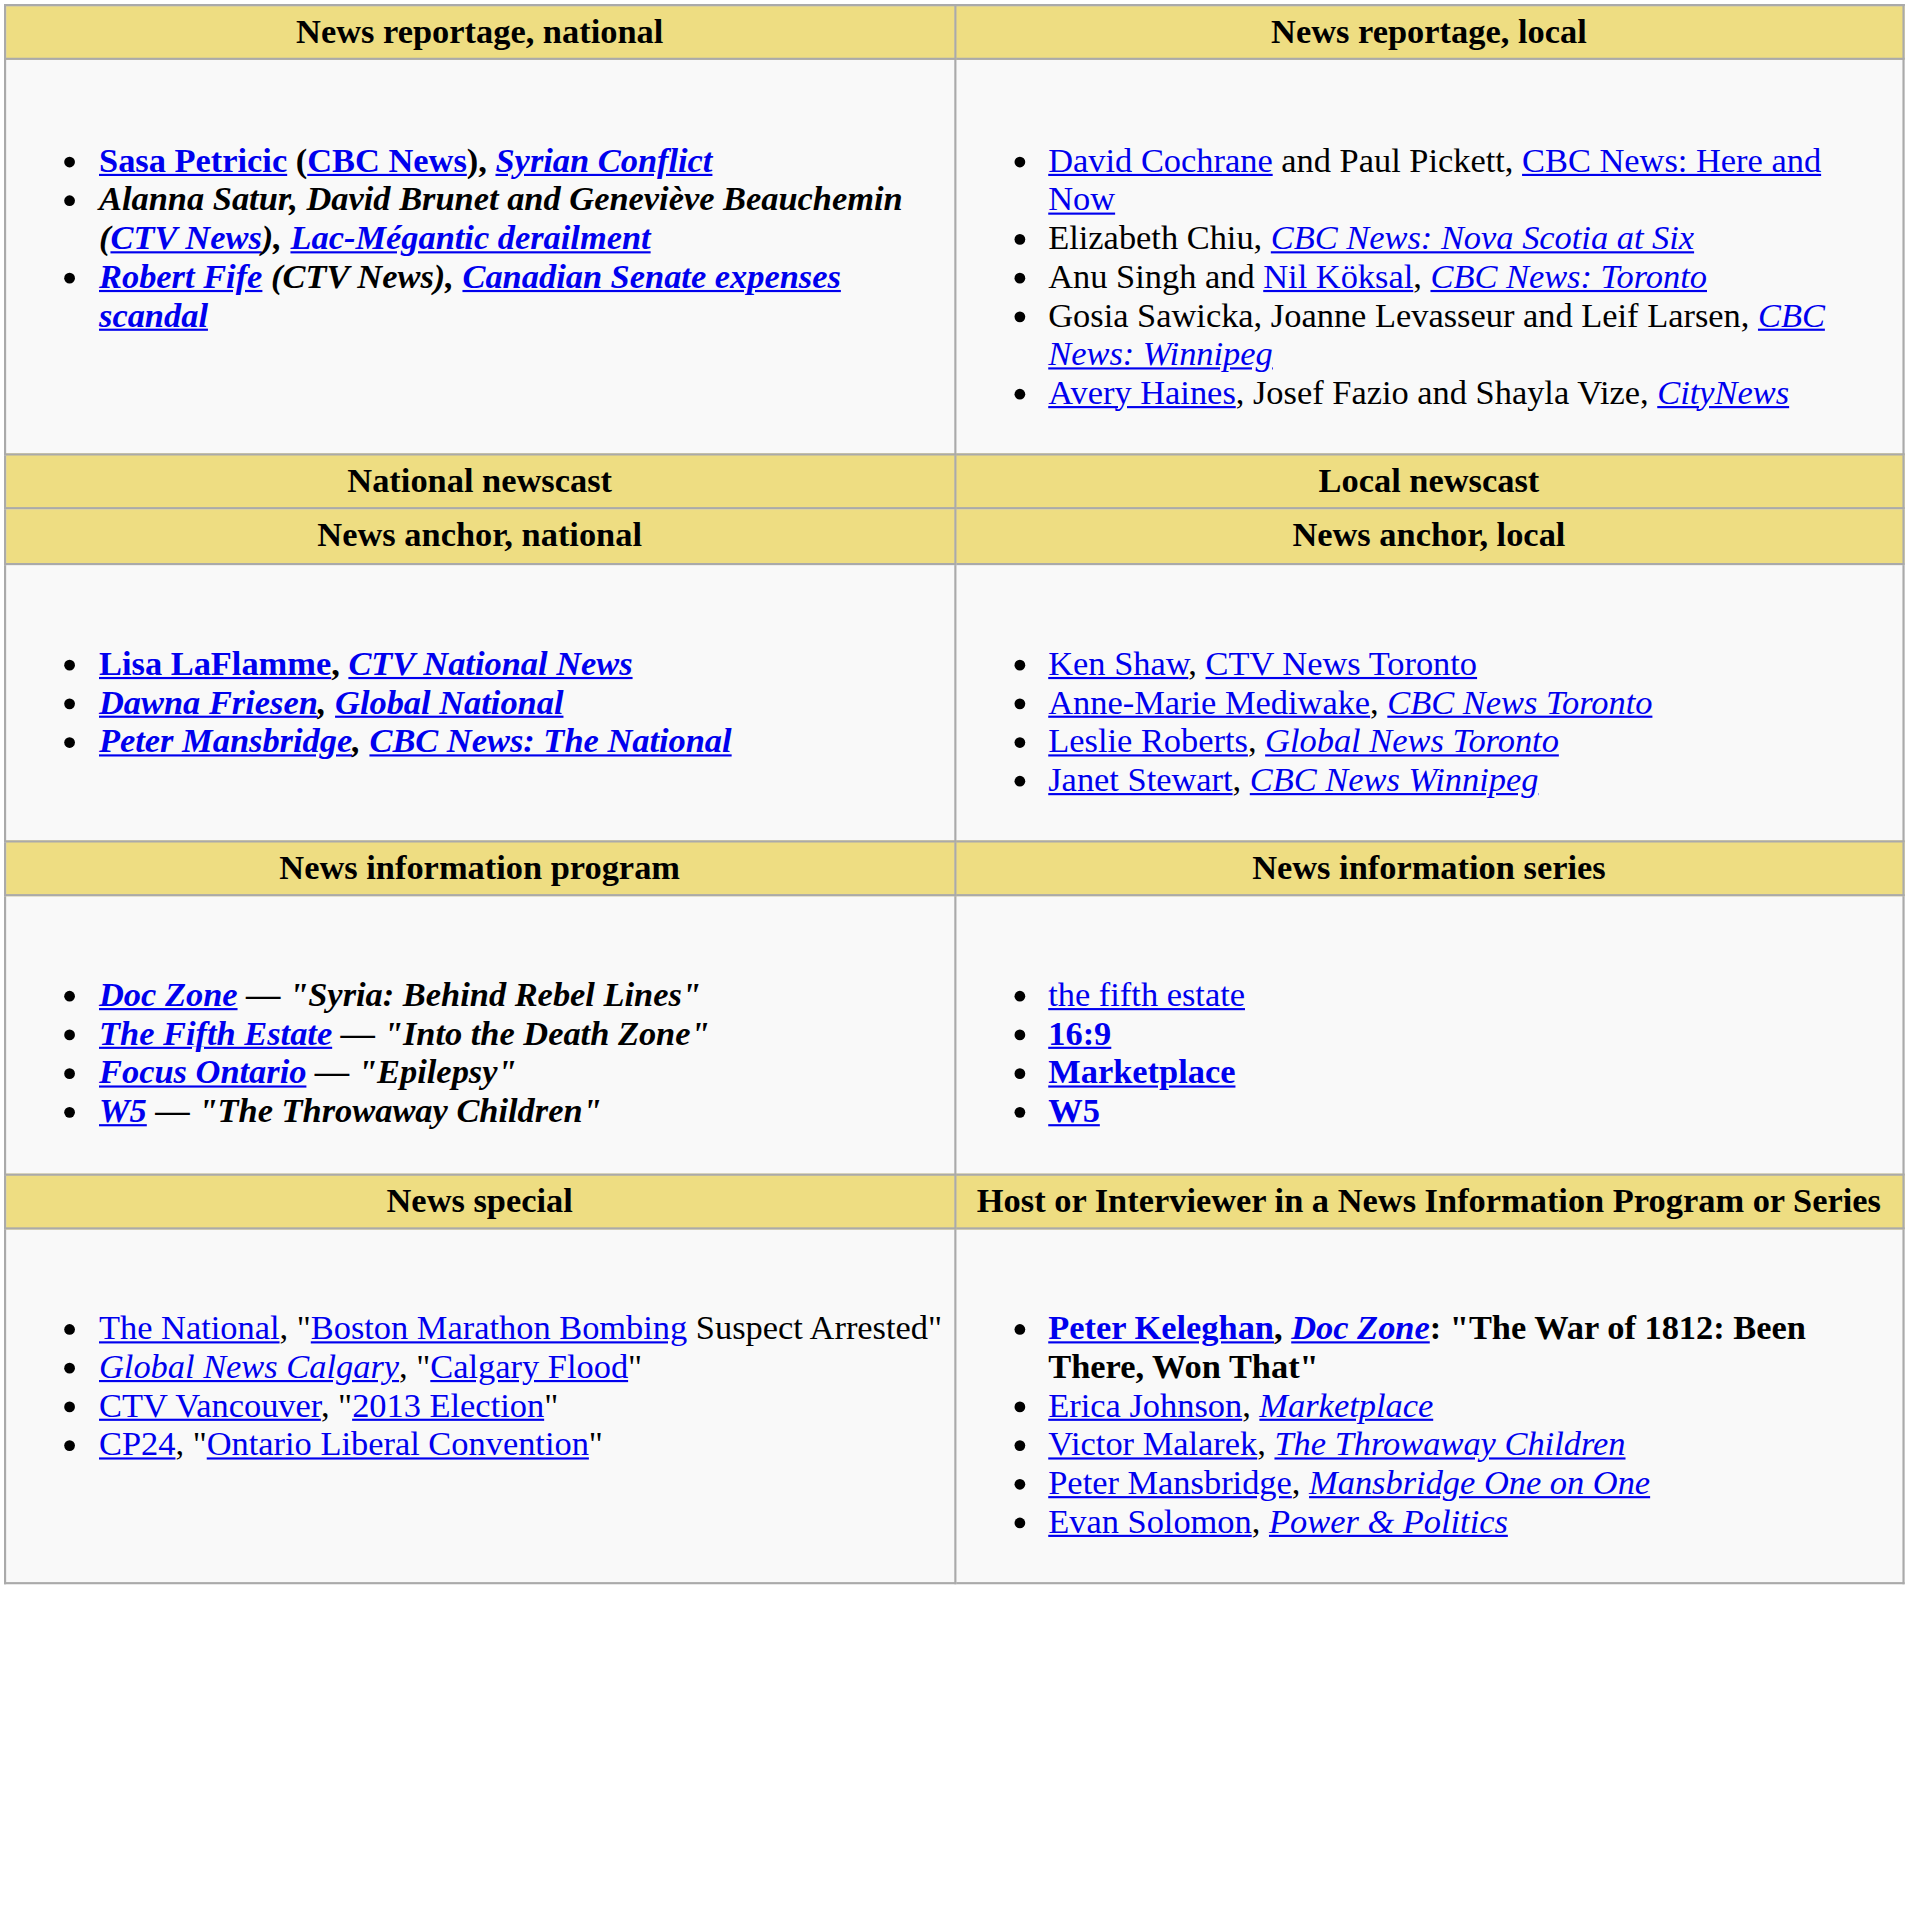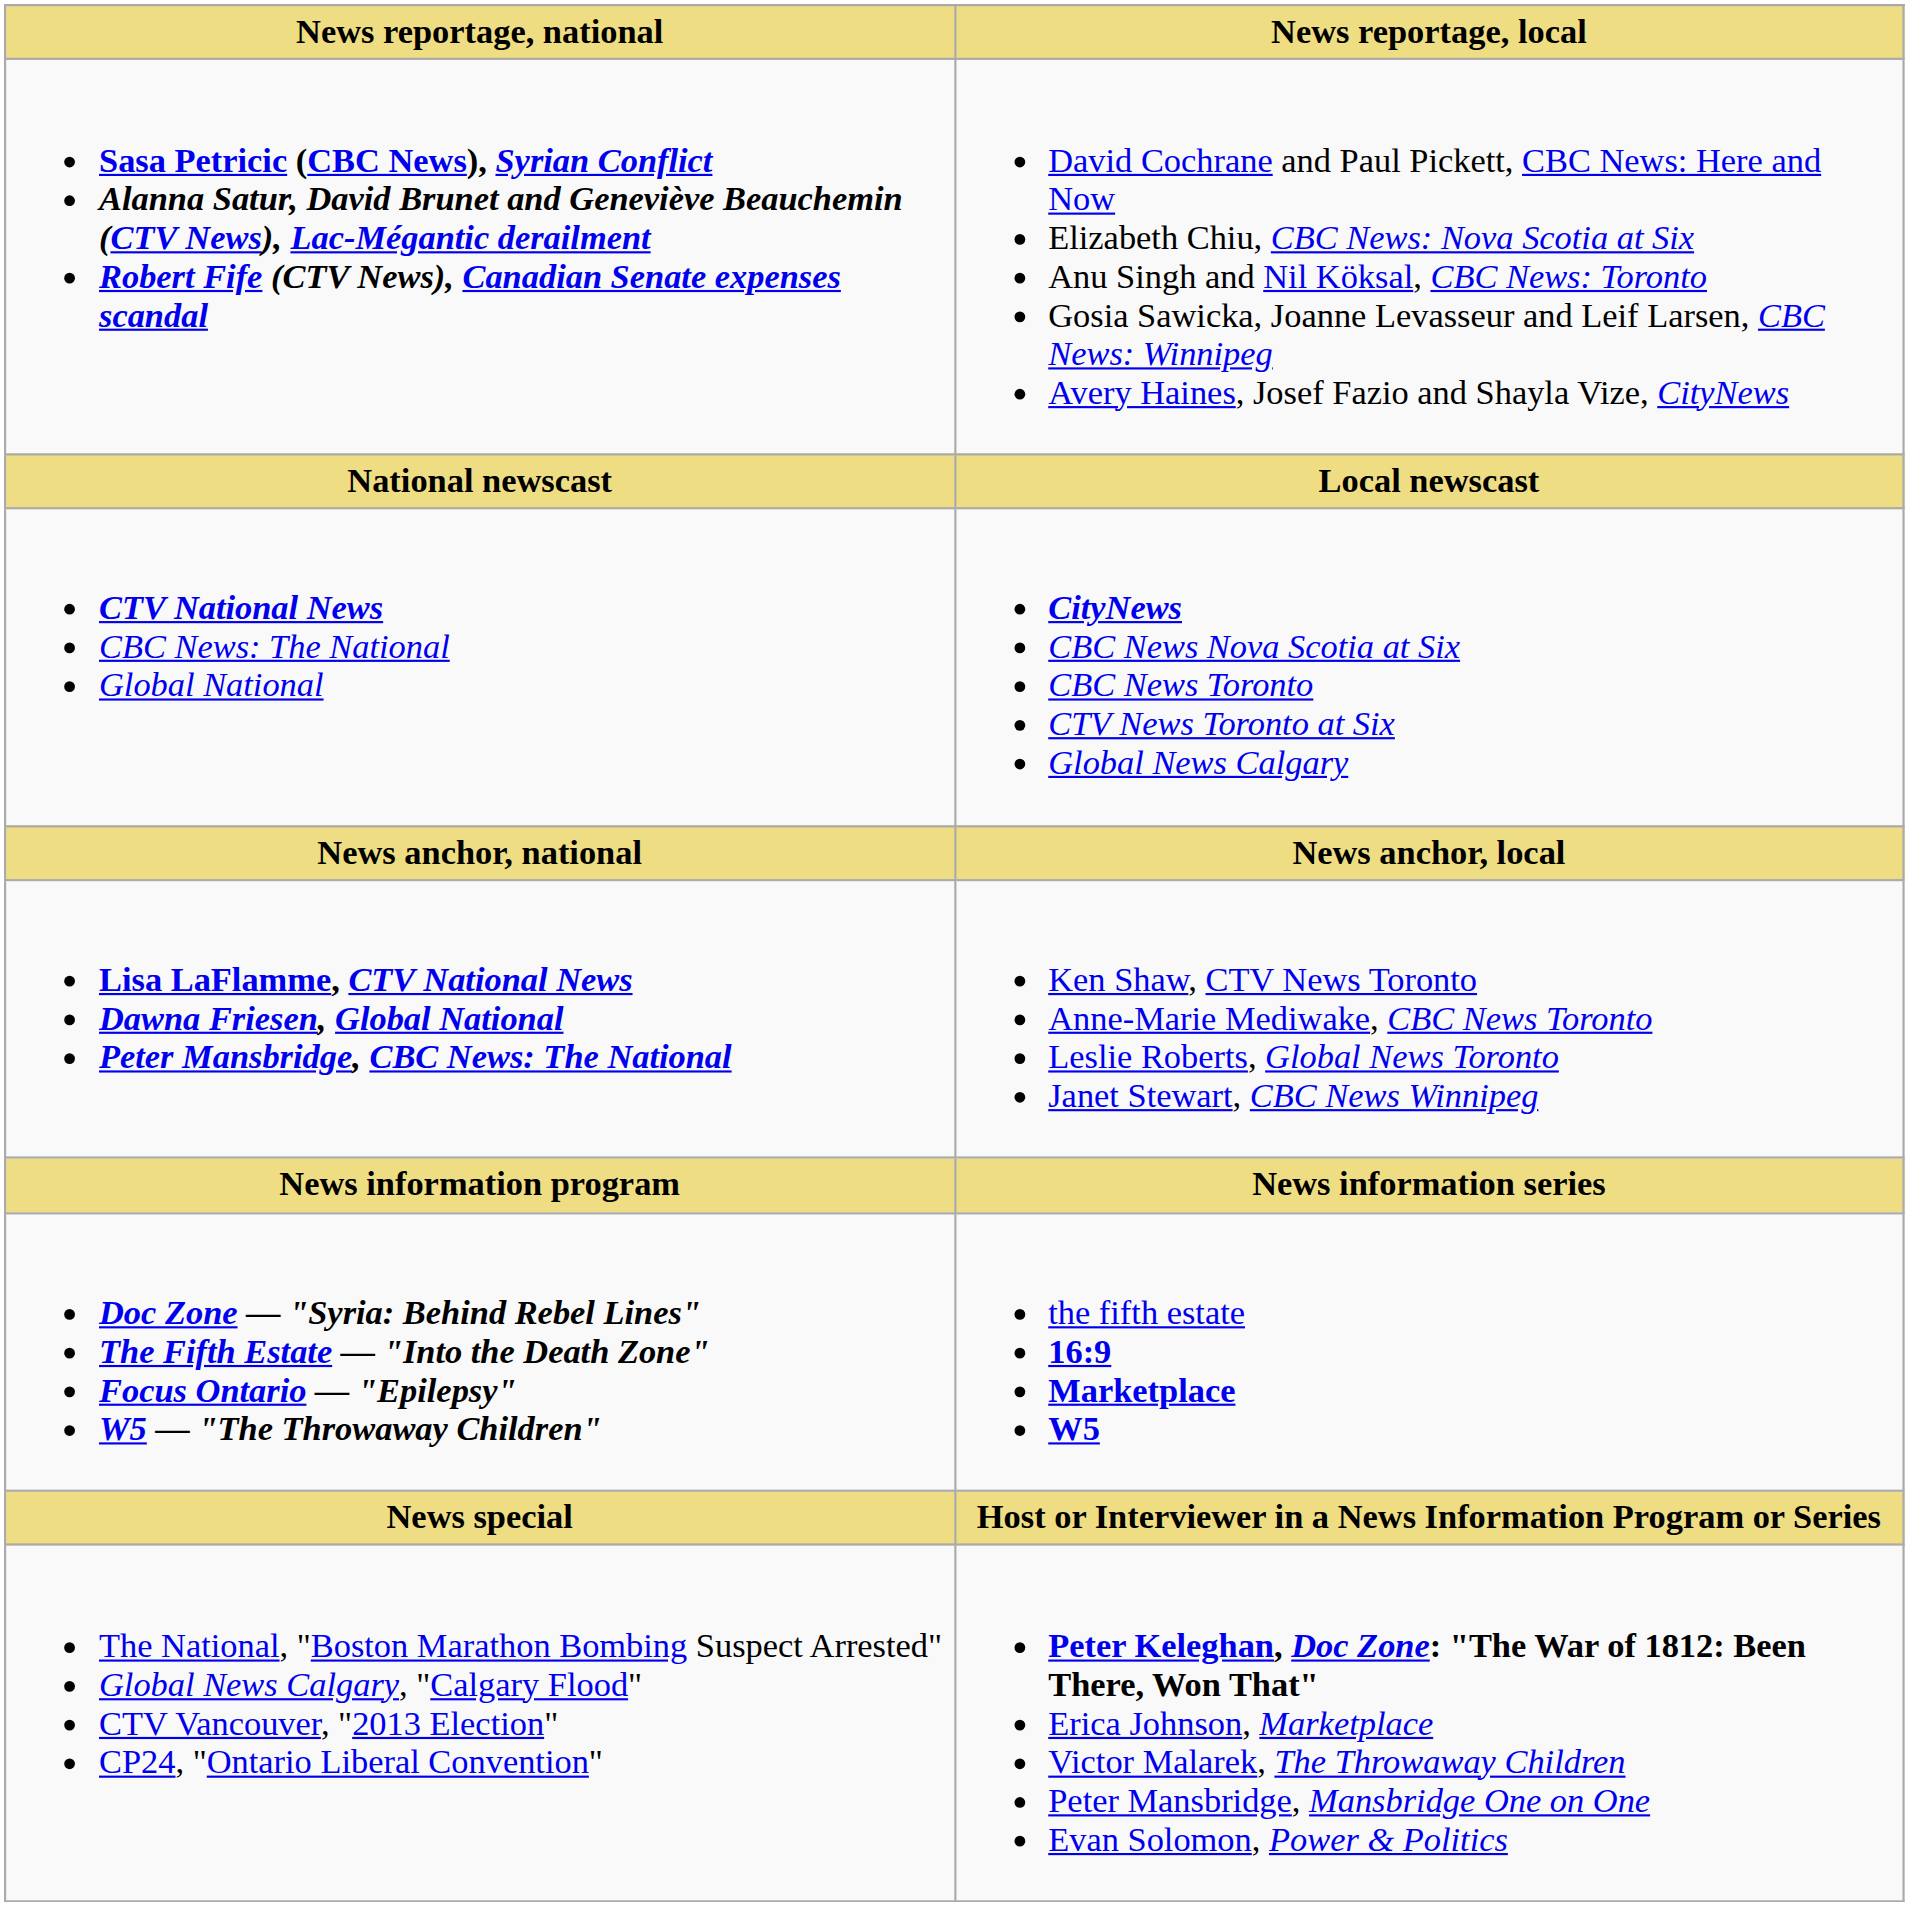+ row: (480, 648)
